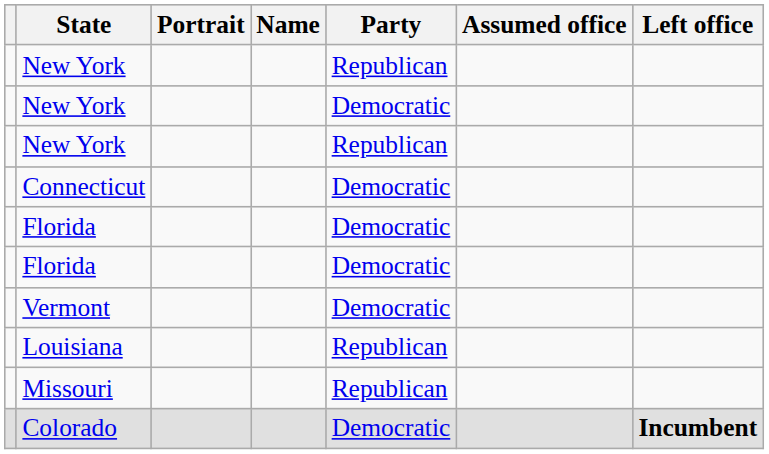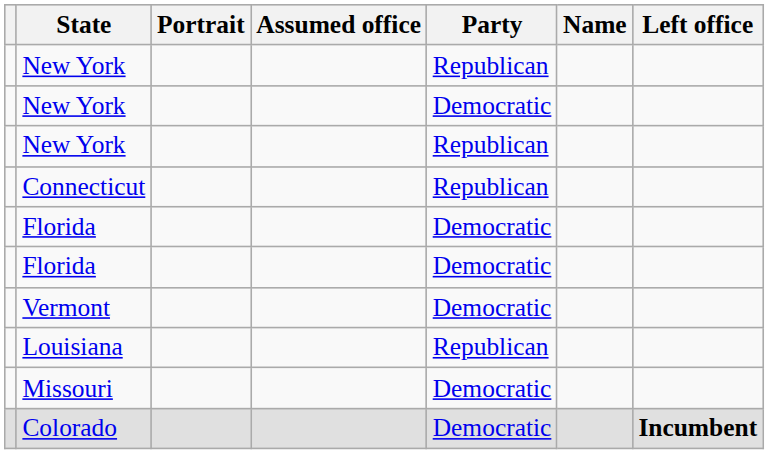columns swapped: (288, 24) <-> (544, 24)
(391, 186) Democratic -> (491, 186) Republican
(390, 387) Republican -> (492, 387) Democratic
